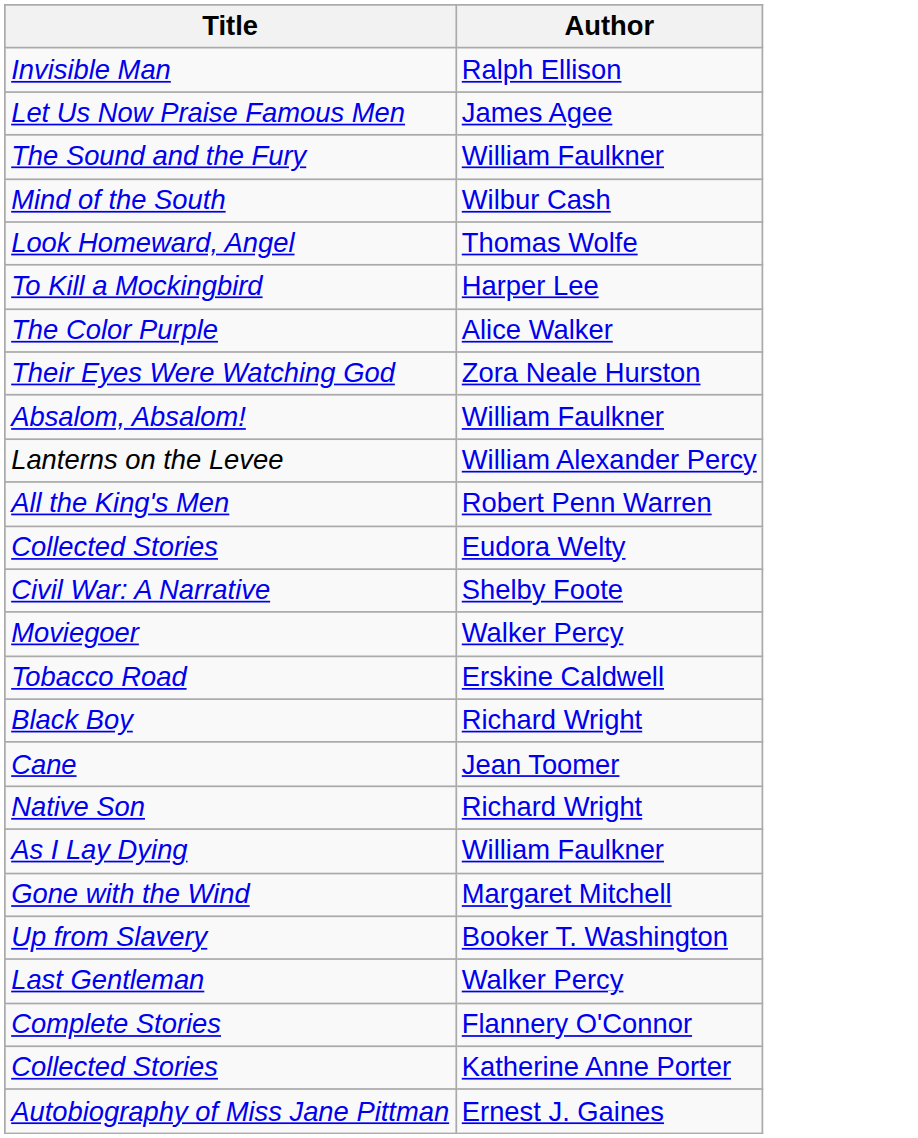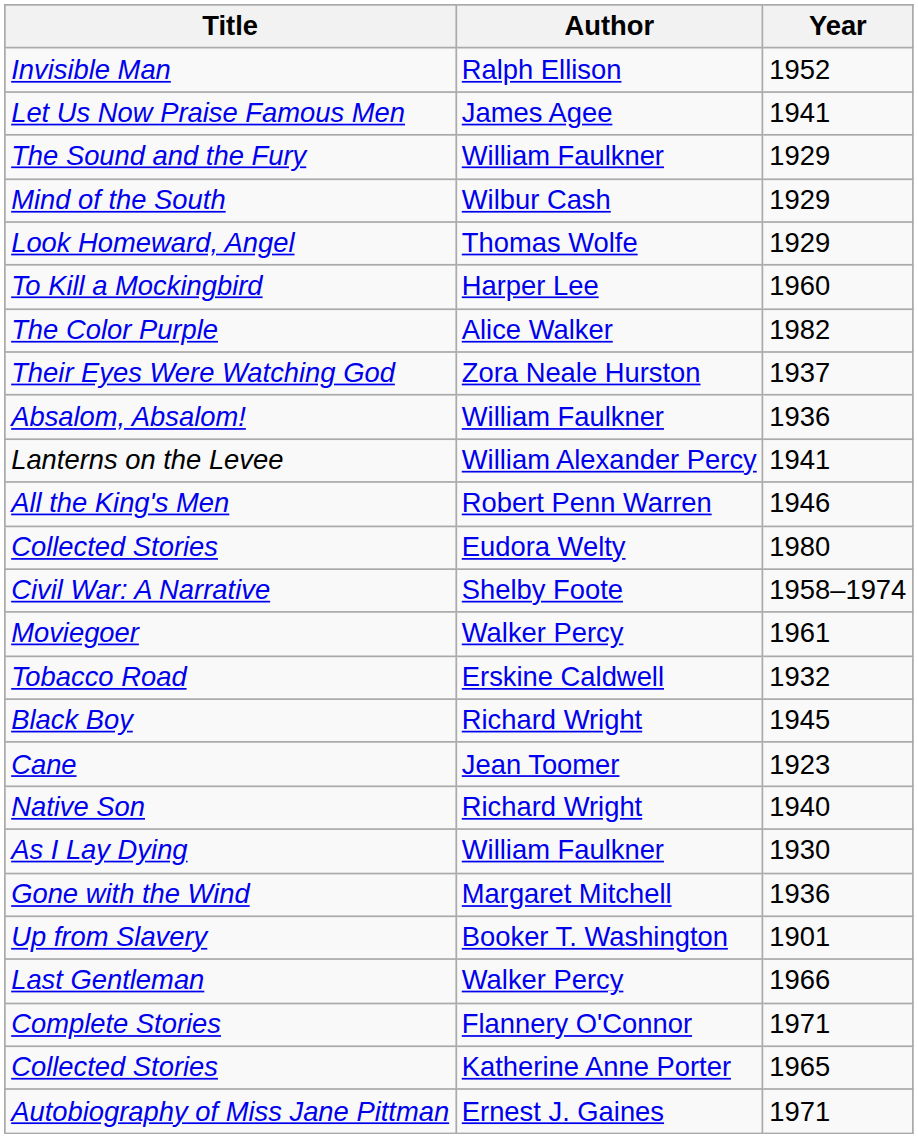+ column: (838, 26)
